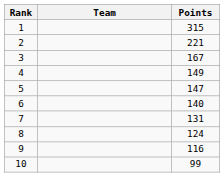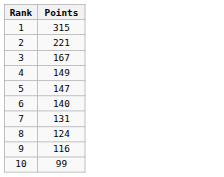- column: (105, 12)
